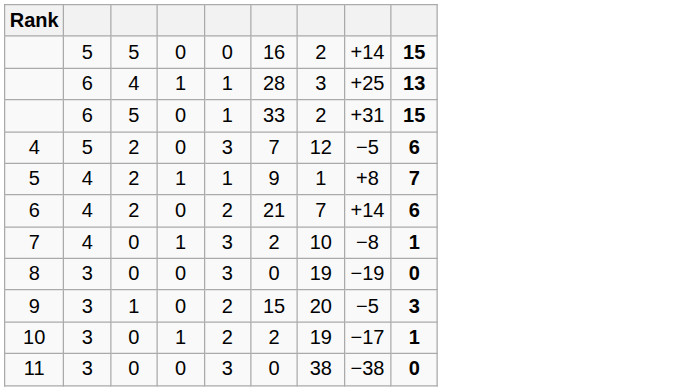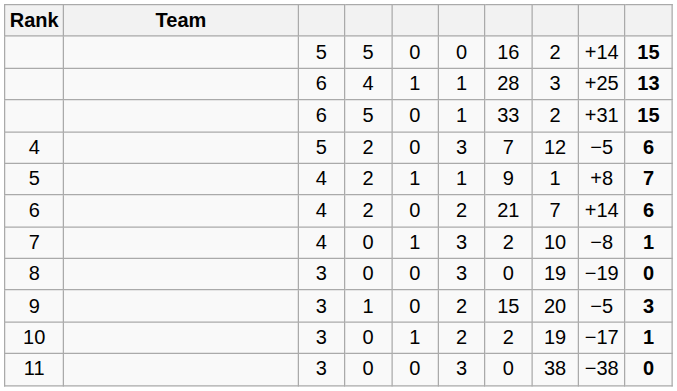+ column: (181, 20)
